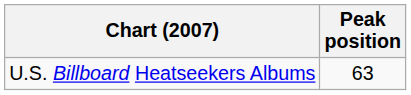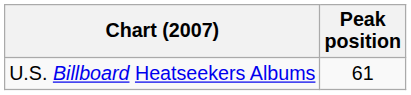(363, 73) 63 -> (363, 73) 61
